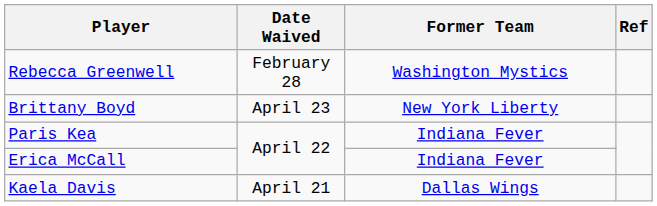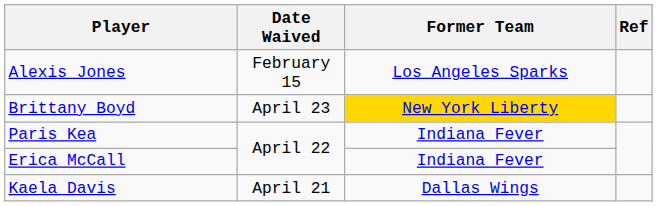+ row: (67, 72)
- row: (91, 72)
(480, 108) no background -> (480, 108) gold background
